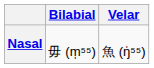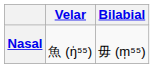columns swapped: (72, 14) <-> (124, 14)
